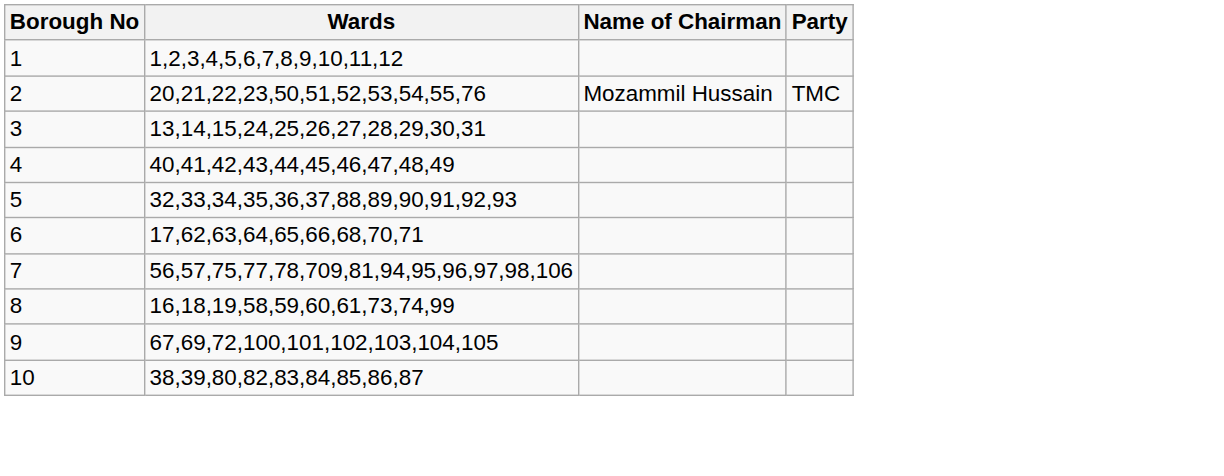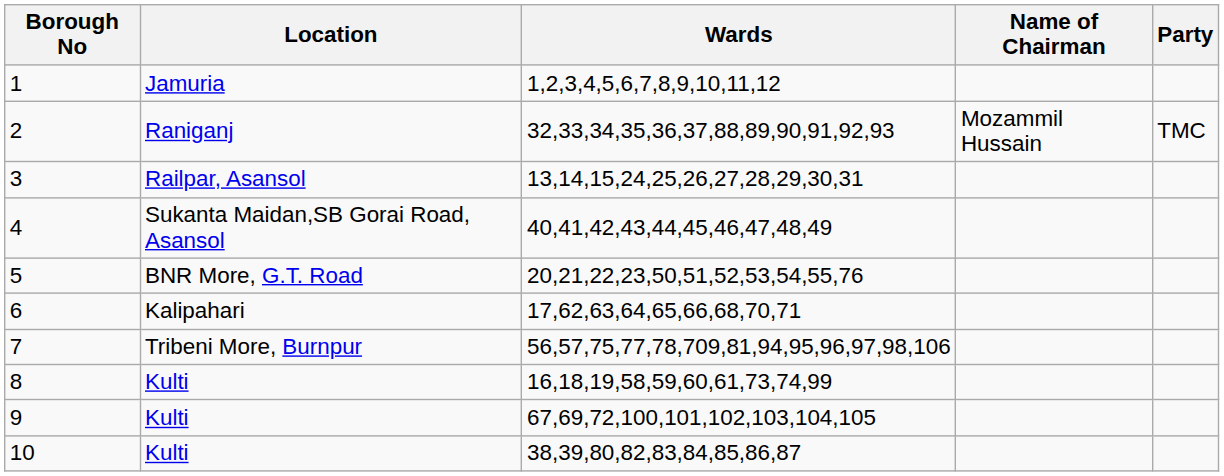+ column: (331, 34)
(318, 93) 20,21,22,23,50,51,52,53,54,55,76 -> (711, 131) 32,33,34,35,36,37,88,89,90,91,92,93
(333, 199) 32,33,34,35,36,37,88,89,90,91,92,93 -> (695, 275) 20,21,22,23,50,51,52,53,54,55,76
